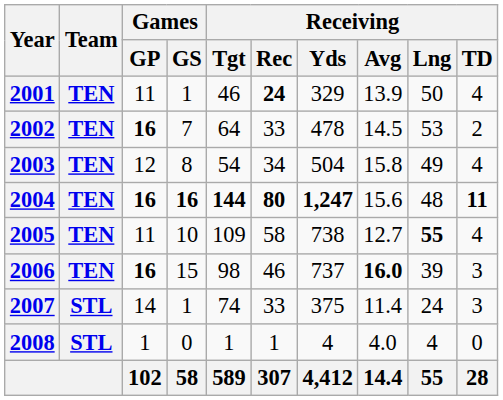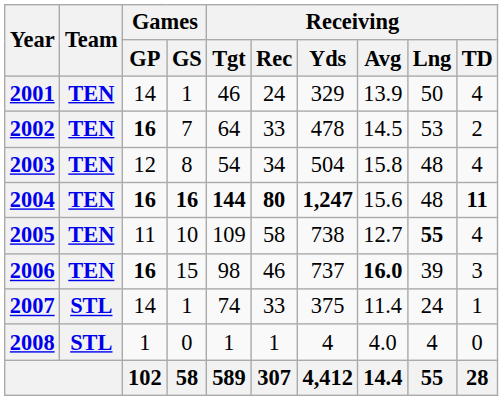(145, 93) 11 -> (145, 93) 14
(274, 93) bold -> (274, 93) normal
(432, 164) 49 -> (432, 164) 48
(477, 306) 3 -> (477, 306) 1
